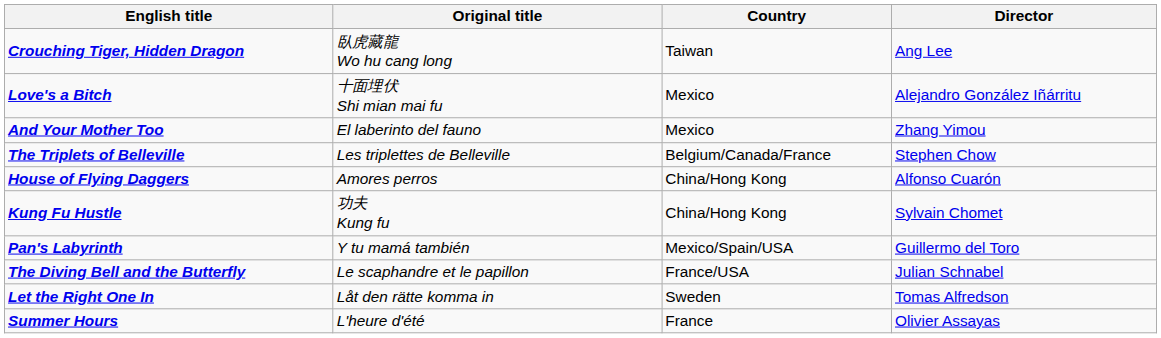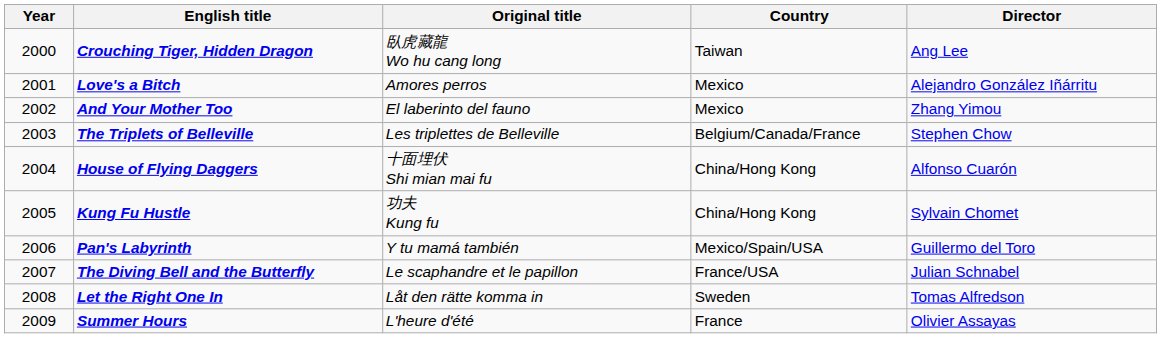+ column: (39, 16)
(390, 96) 十面埋伏 Shi mian mai fu -> (436, 85) Amores perros
(387, 178) Amores perros -> (439, 169) 十面埋伏 Shi mian mai fu
